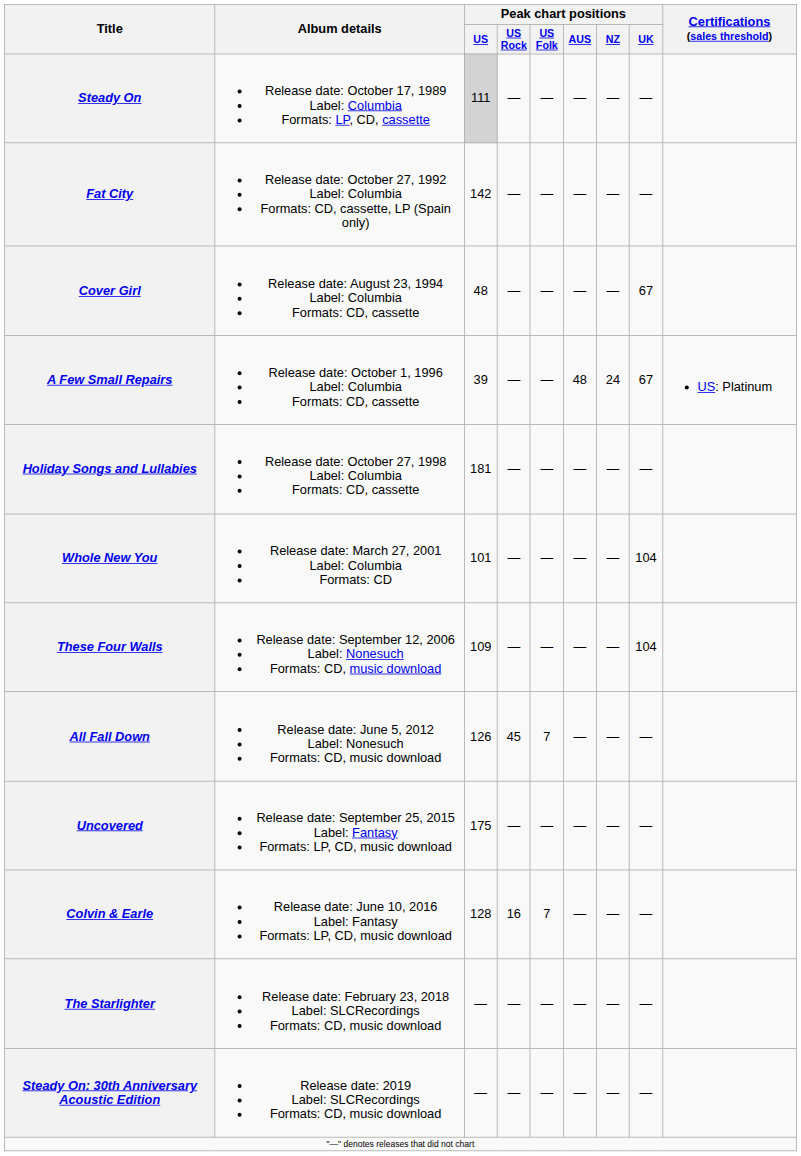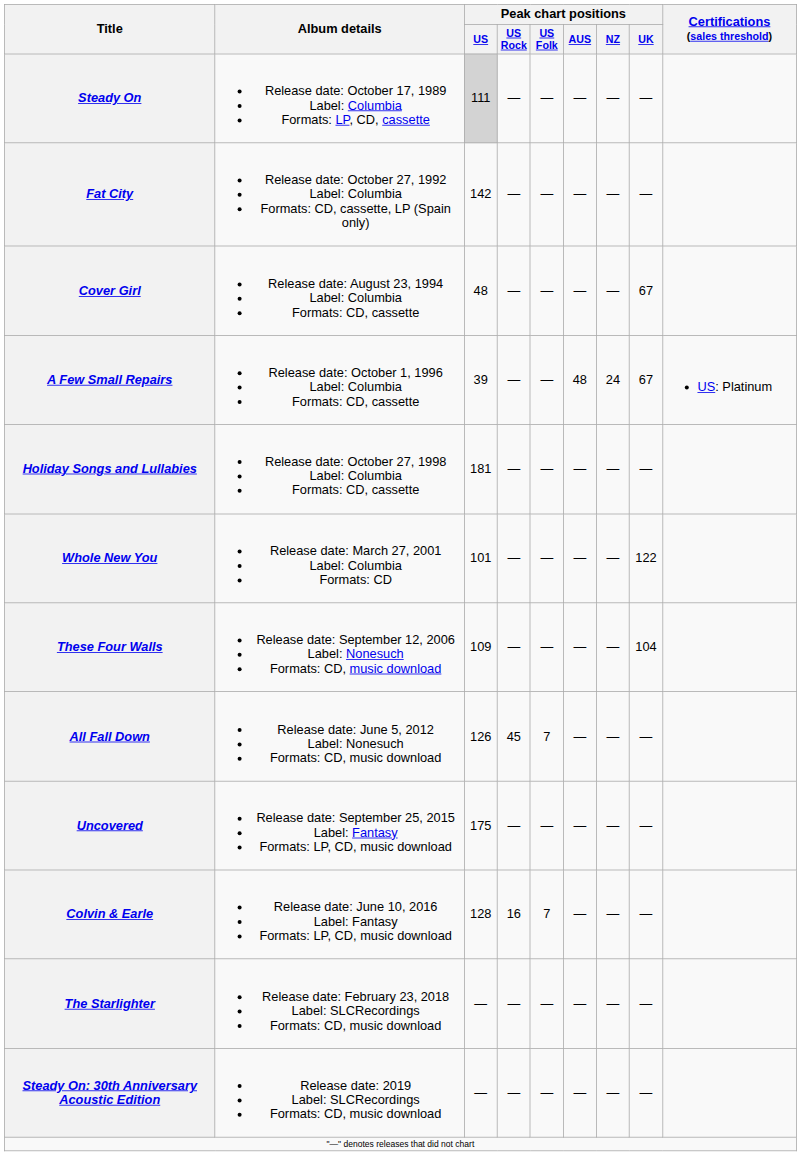(646, 558) 104 -> (646, 558) 122
